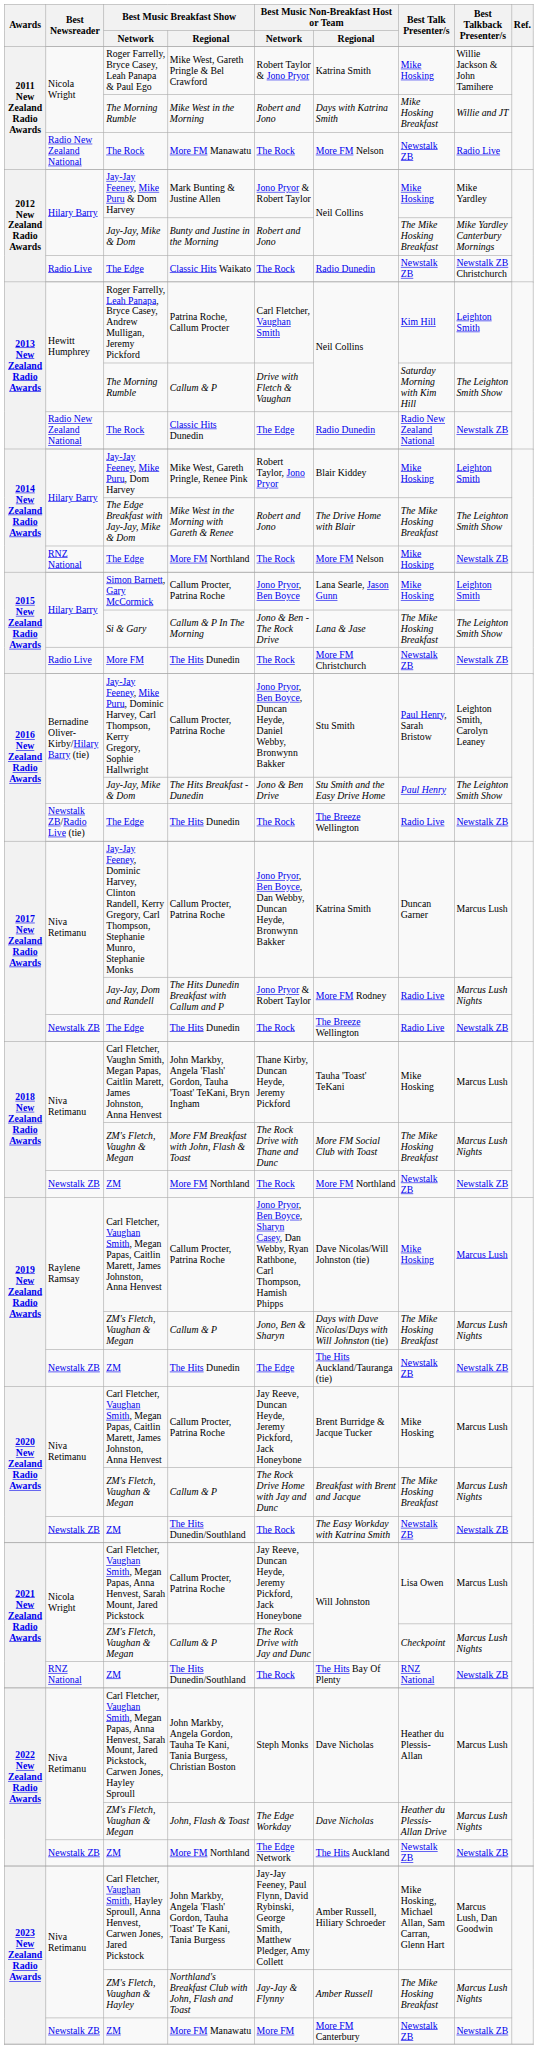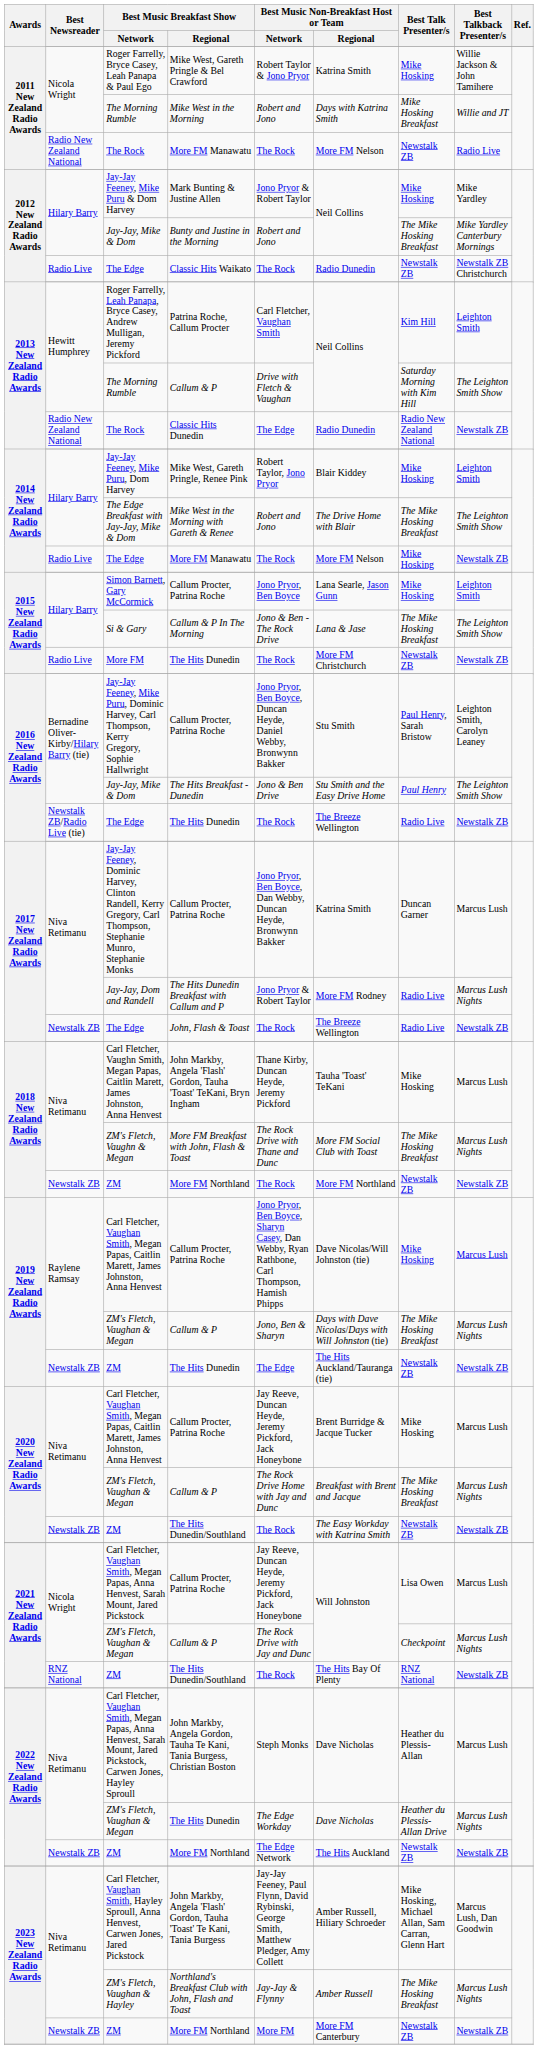(65, 559) RNZ National -> (70, 559) Radio Live
(210, 559) More FM Northland -> (210, 559) More FM Manawatu
(205, 1028) The Hits Dunedin -> (209, 1028) John, Flash & Toast
(209, 1821) John, Flash & Toast -> (205, 1821) The Hits Dunedin
(210, 2031) More FM Manawatu -> (210, 2031) More FM Northland
